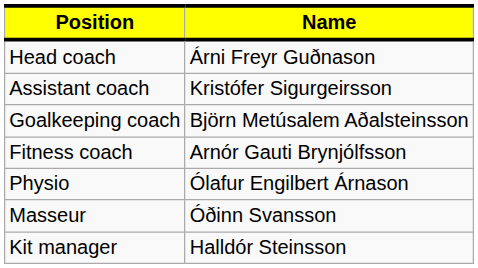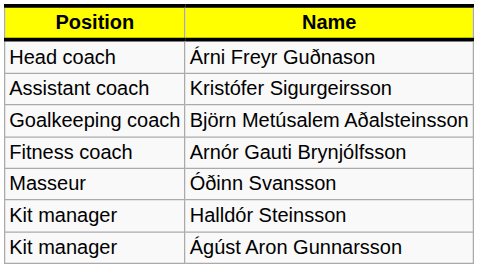- row: (299, 183)
+ row: (296, 247)
